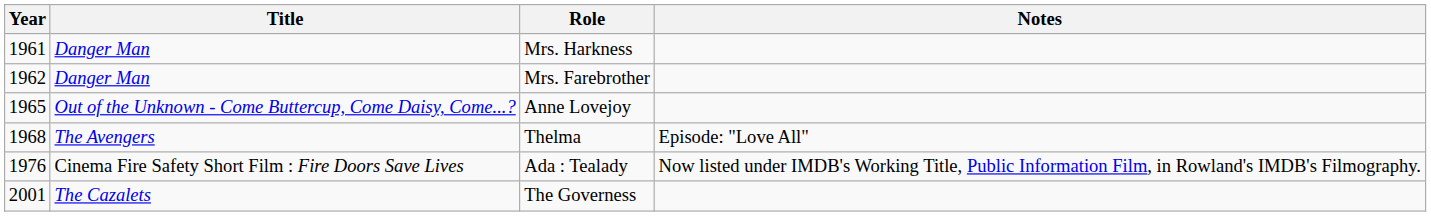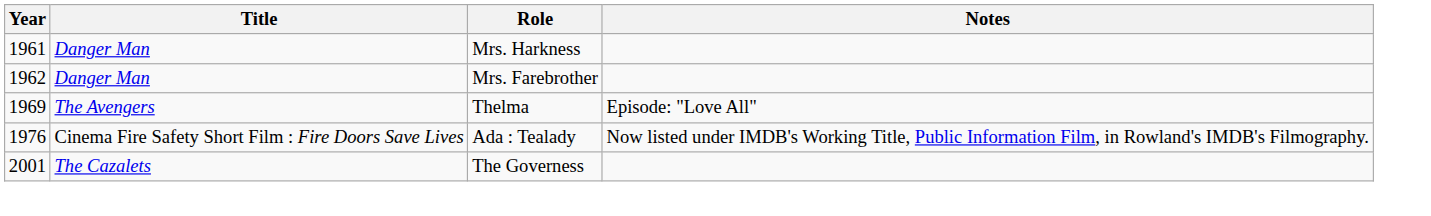- row: (578, 107)
(27, 136) 1968 -> (27, 107) 1969
